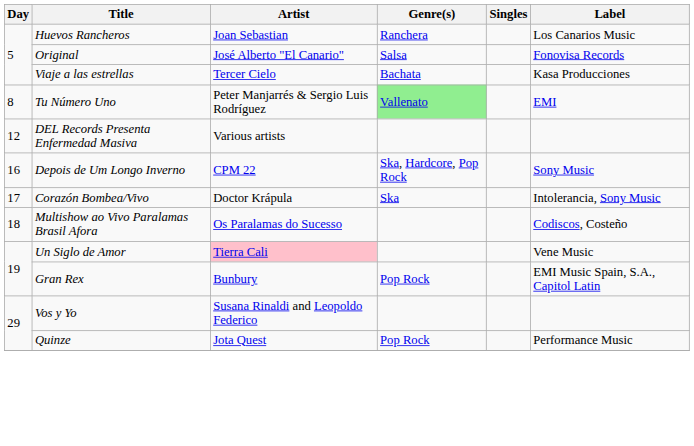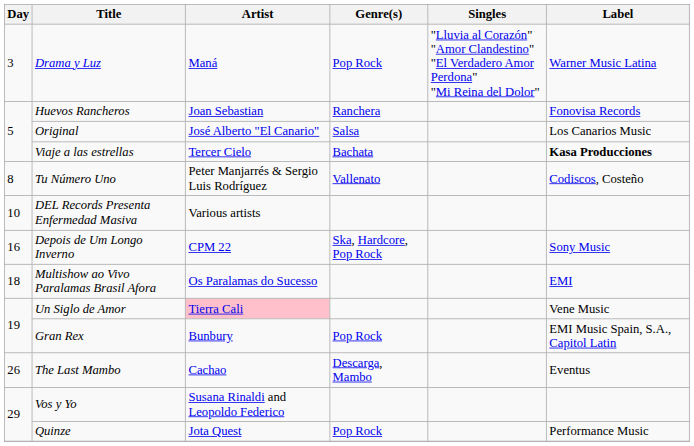+ row: (68, 63)
(584, 34) Los Canarios Music -> (595, 111) Fonovisa Records
(579, 54) Fonovisa Records -> (600, 131) Los Canarios Music
(582, 74) normal -> (601, 151) bold
(404, 101) lightgreen background -> (356, 178) no background
(545, 101) EMI -> (596, 178) Codiscos, Costeño
(14, 136) 12 -> (14, 213) 10
- row: (92, 197)
(580, 224) Codiscos, Costeño -> (561, 281) EMI
+ row: (78, 370)
